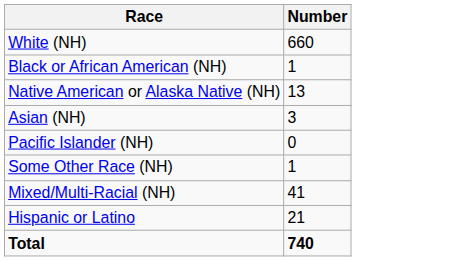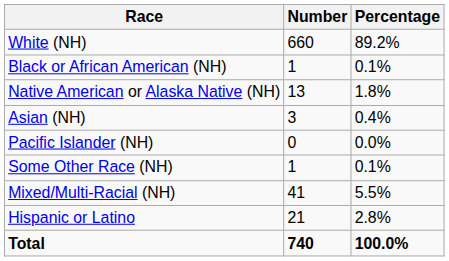+ column: (397, 17)
